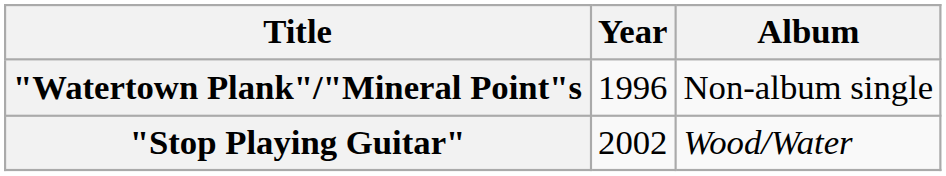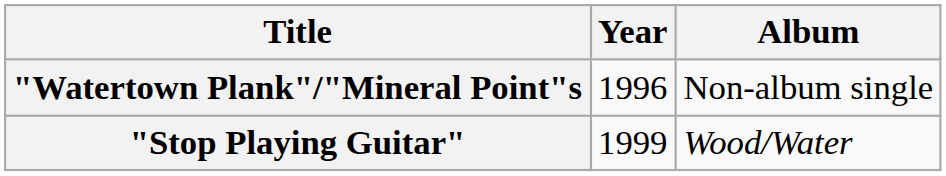(633, 142) 2002 -> (633, 142) 1999
